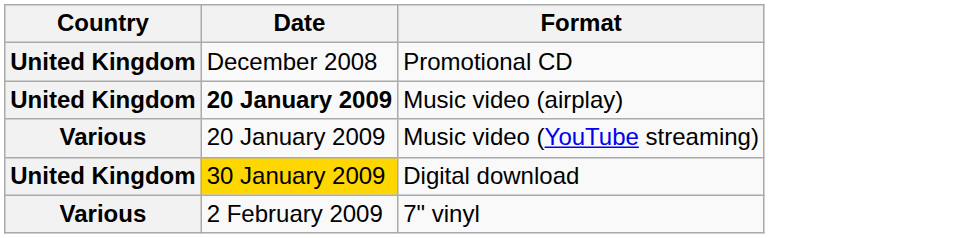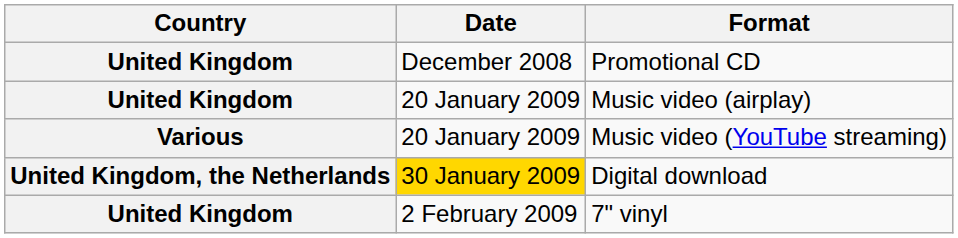(299, 99) bold -> (491, 99) normal
(103, 175) United Kingdom -> (200, 175) United Kingdom, the Netherlands
(103, 213) Various -> (200, 213) United Kingdom
